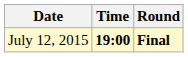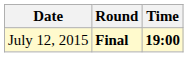columns swapped: (113, 16) <-> (158, 16)
